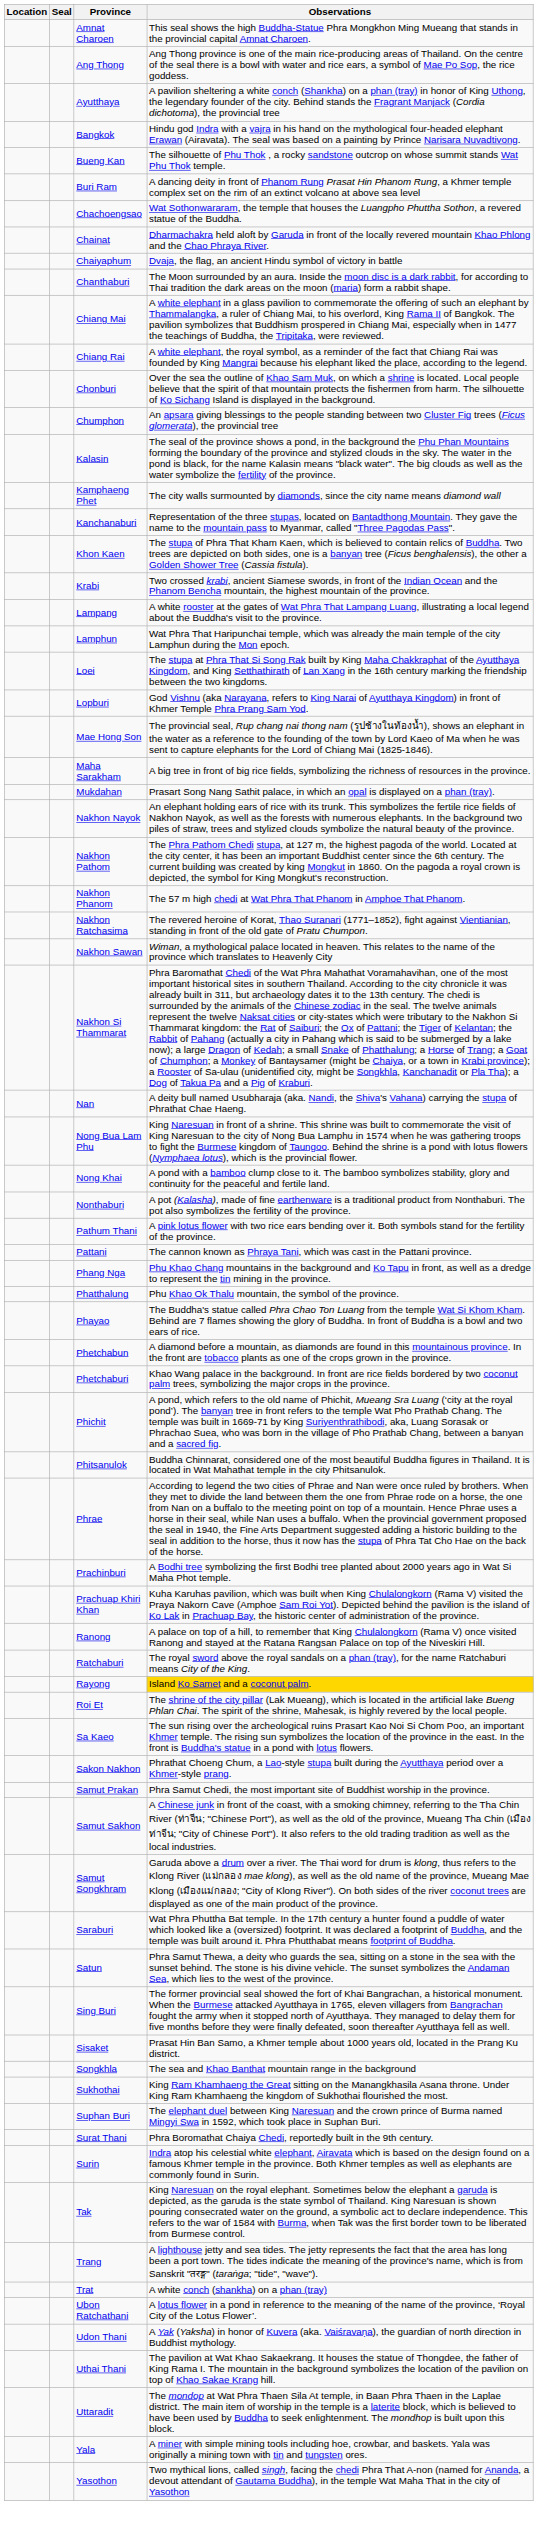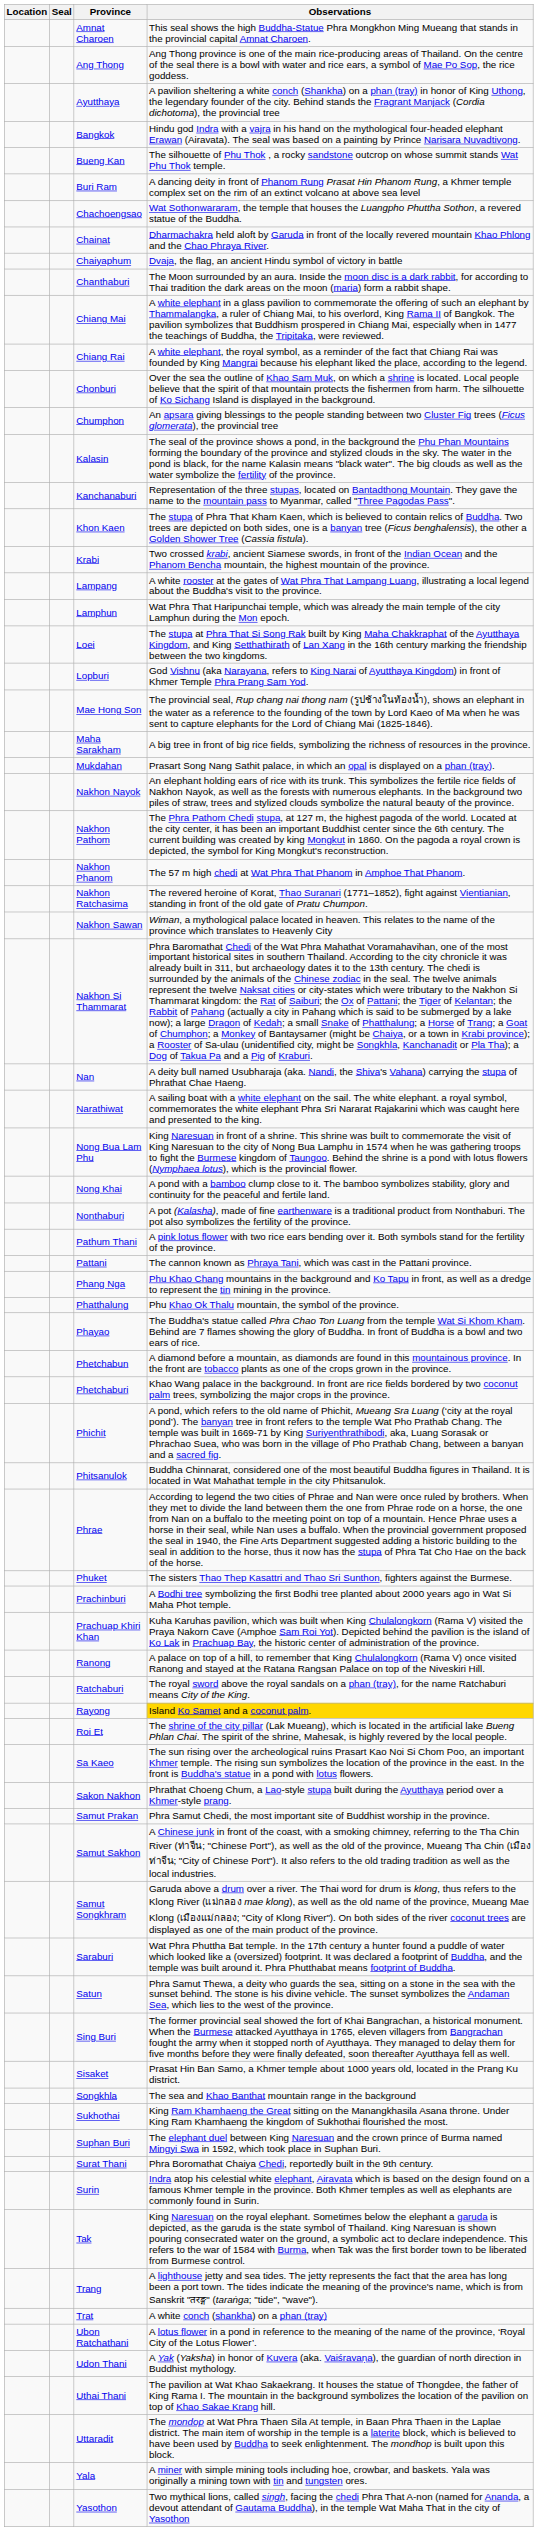- row: (103, 495)
+ row: (100, 1109)
+ row: (91, 1578)
